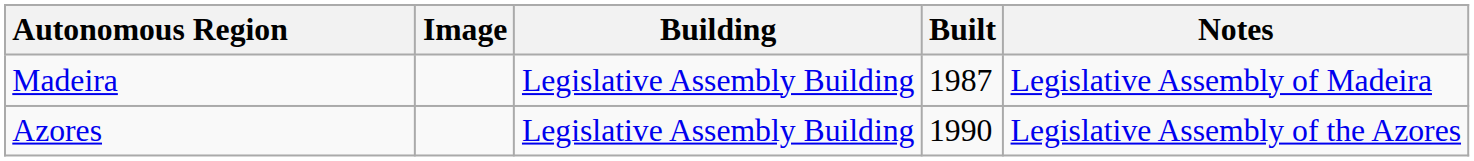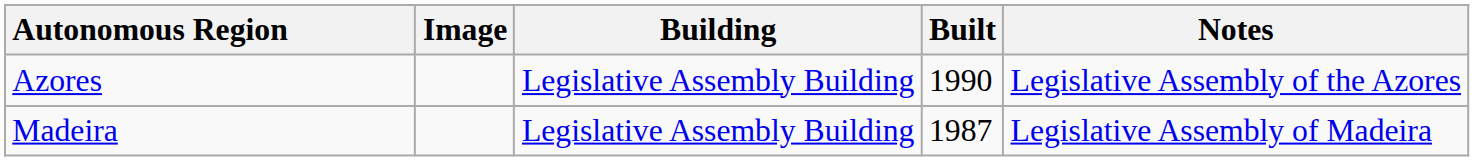rows swapped: (57, 130) <-> (65, 79)
